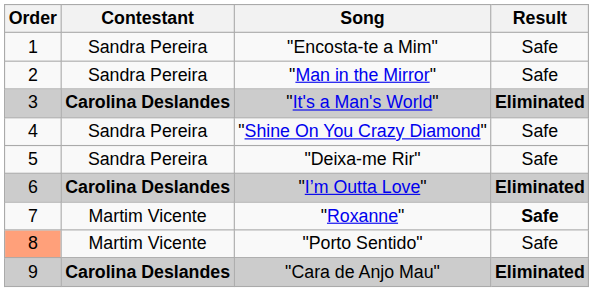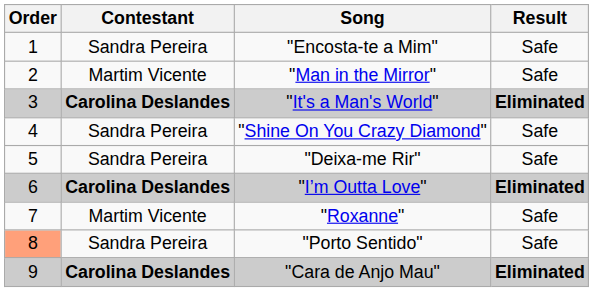(148, 74) Sandra Pereira -> (148, 74) Martim Vicente
(540, 215) bold -> (540, 215) normal
(148, 243) Martim Vicente -> (148, 243) Sandra Pereira
